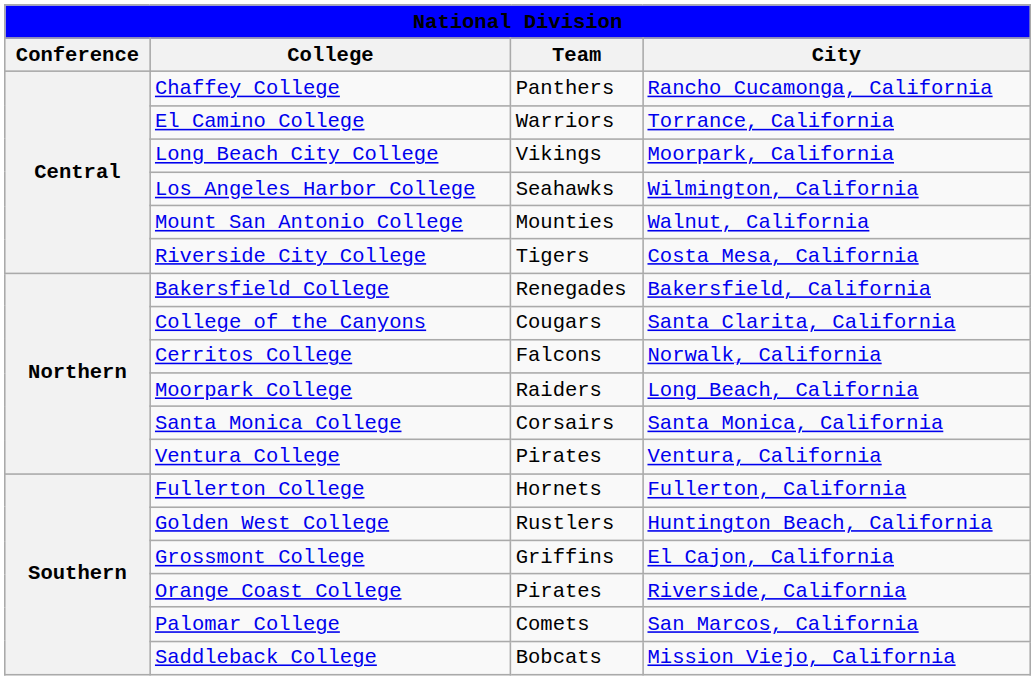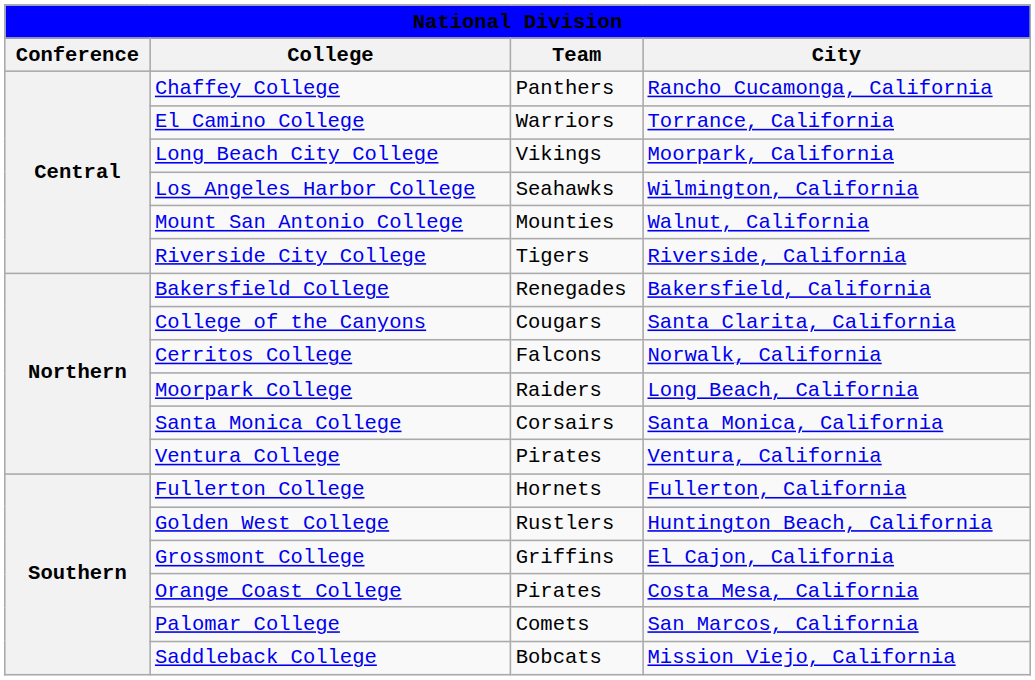(783, 256) Costa Mesa, California -> (777, 256) Riverside, California
(777, 591) Riverside, California -> (783, 591) Costa Mesa, California
